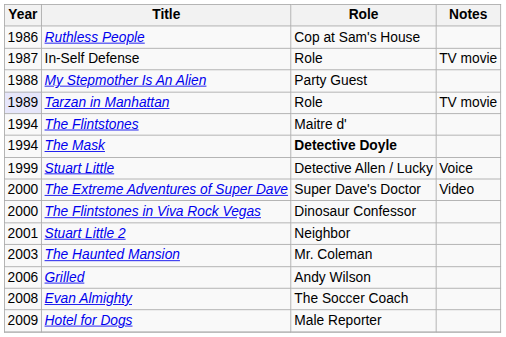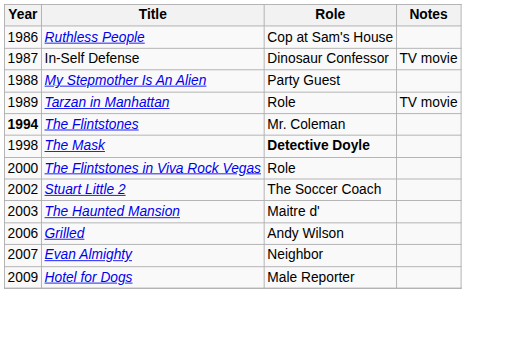(309, 59) Role -> (328, 59) Dinosaur Confessor
(23, 102) lavender background -> (23, 102) no background
(23, 124) normal -> (23, 124) bold
(321, 124) Maitre d' -> (306, 124) Mr. Coleman
(23, 146) 1994 -> (23, 146) 1998
- row: (79, 168)
- row: (166, 189)
(355, 211) Dinosaur Confessor -> (281, 168) Role
(23, 233) 2001 -> (23, 189) 2002
(322, 233) Neighbor -> (324, 189) The Soccer Coach
(333, 255) Mr. Coleman -> (294, 211) Maitre d'
(23, 299) 2008 -> (23, 255) 2007
(351, 299) The Soccer Coach -> (295, 255) Neighbor
